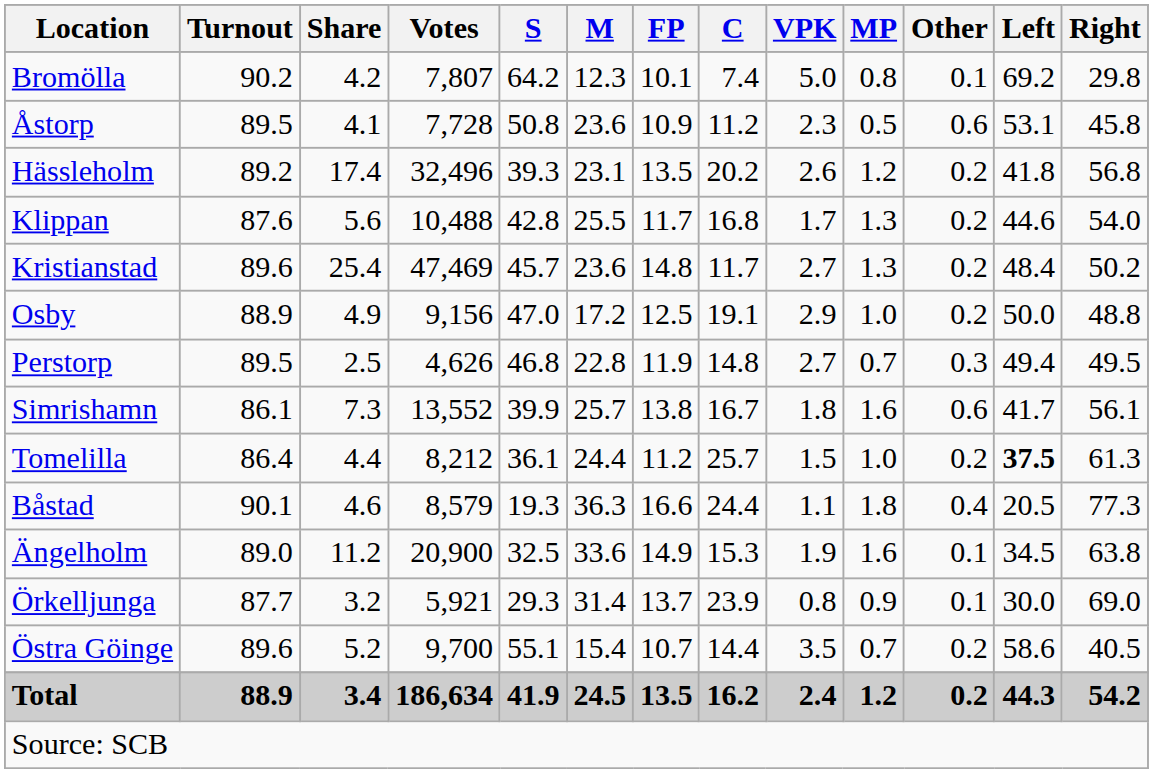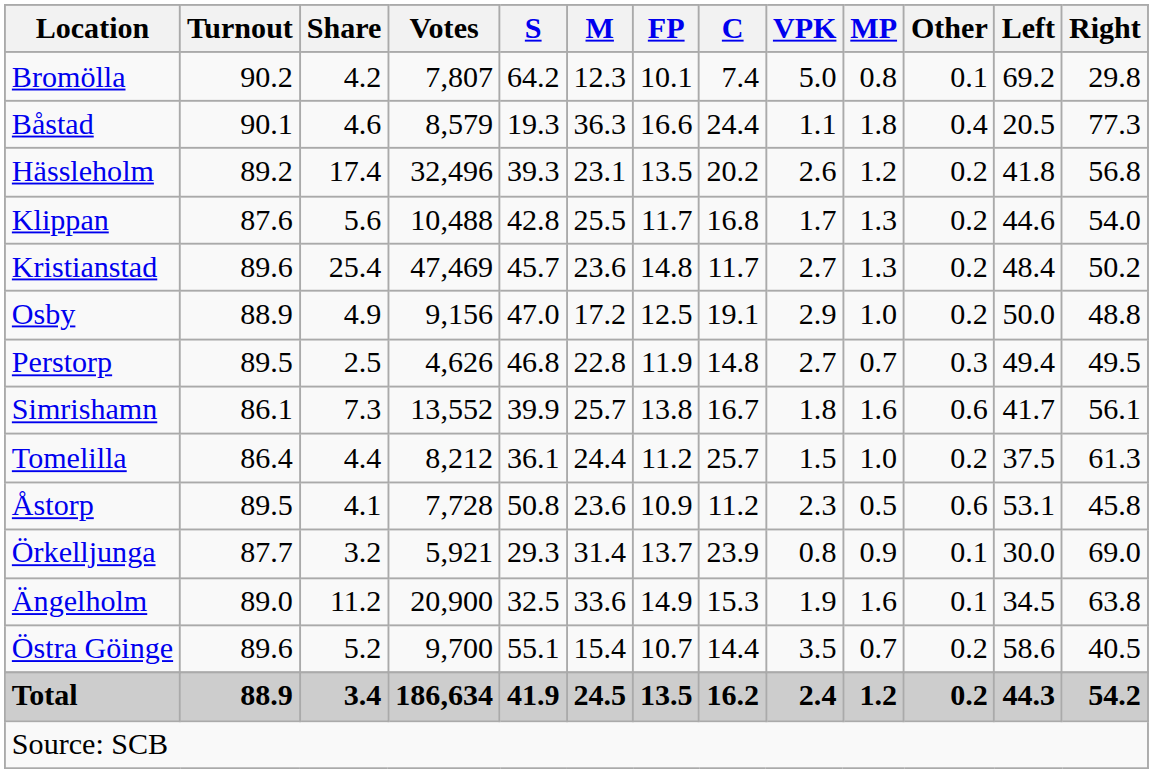rows swapped: (53, 505) <-> (53, 123)
(1029, 457) bold -> (1029, 457) normal
rows swapped: (80, 553) <-> (84, 600)
